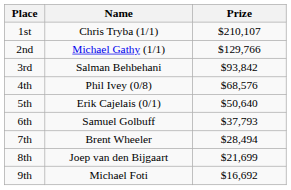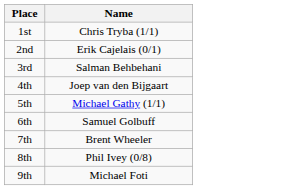- column: (239, 13)
(119, 49) Michael Gathy (1/1) -> (119, 49) Erik Cajelais (0/1)
(119, 85) Phil Ivey (0/8) -> (119, 85) Joep van den Bijgaart
(119, 103) Erik Cajelais (0/1) -> (119, 103) Michael Gathy (1/1)
(119, 157) Joep van den Bijgaart -> (119, 157) Phil Ivey (0/8)
